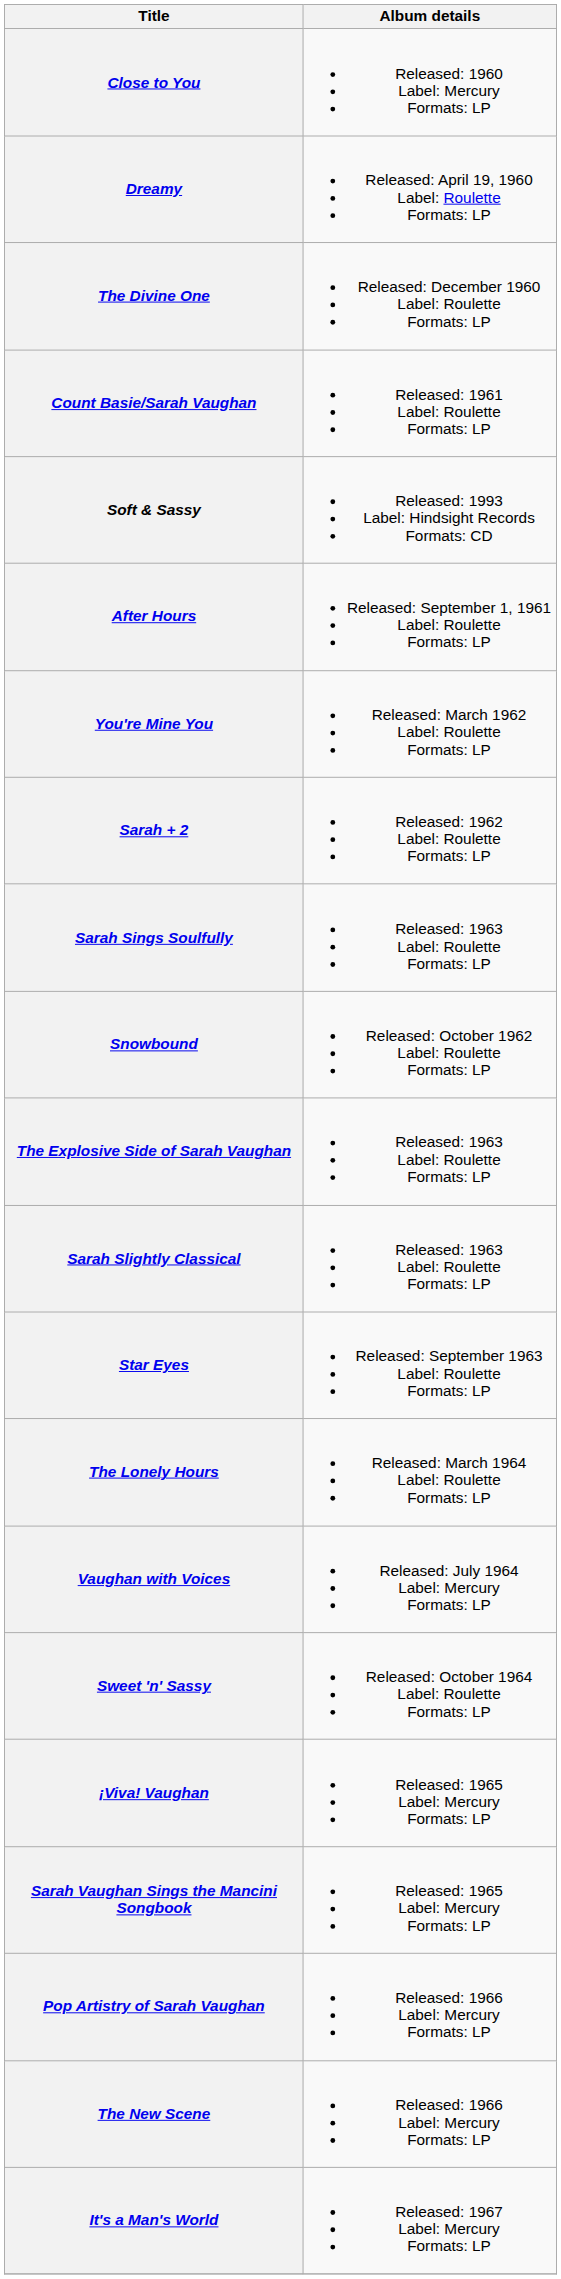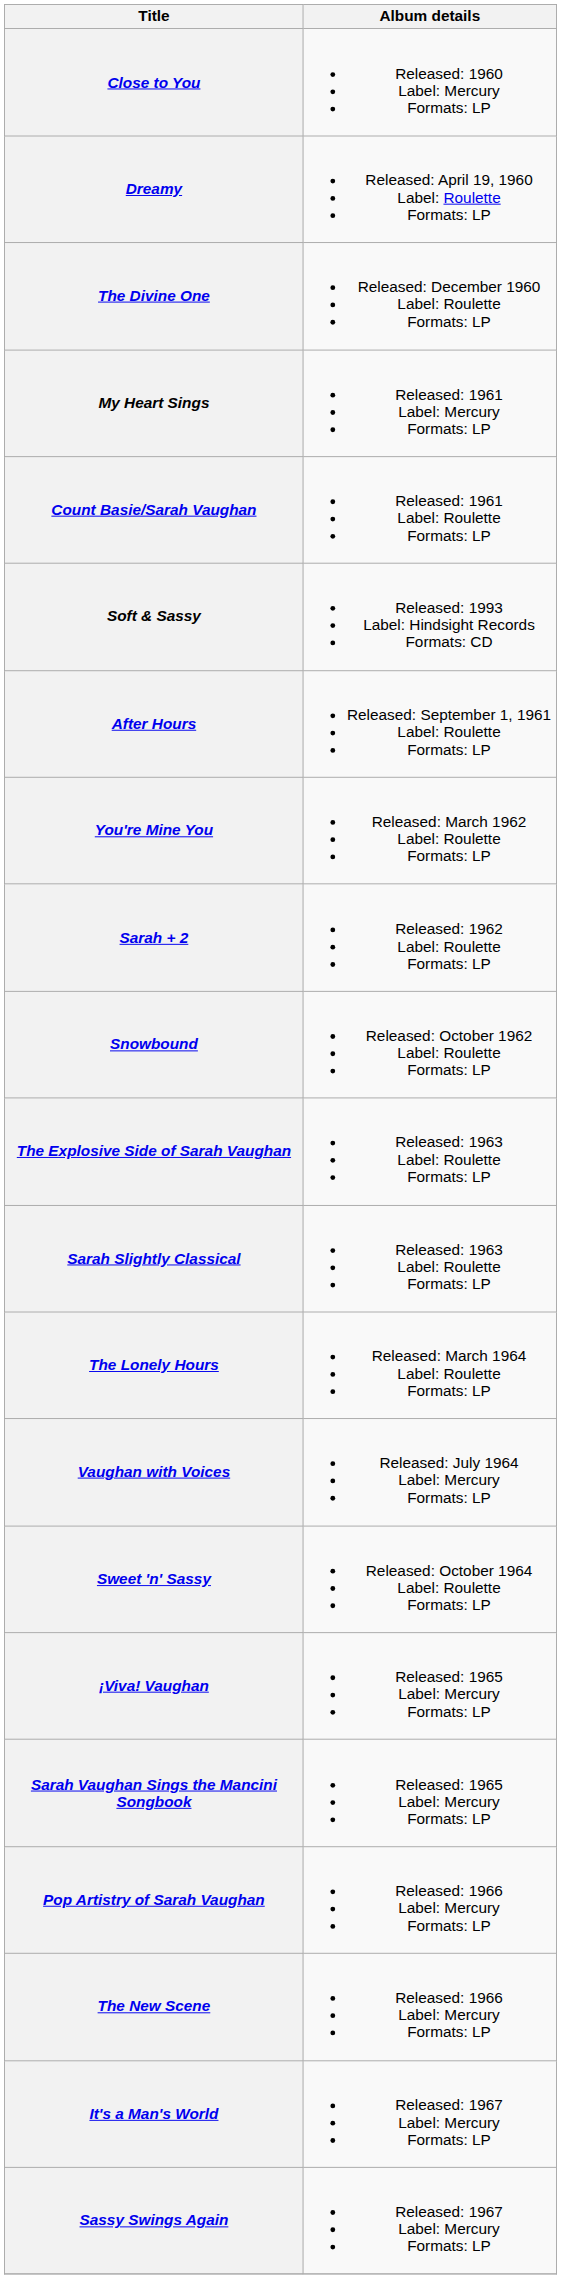+ row: (154, 403)
- row: (154, 937)
- row: (154, 1365)
+ row: (154, 2220)
